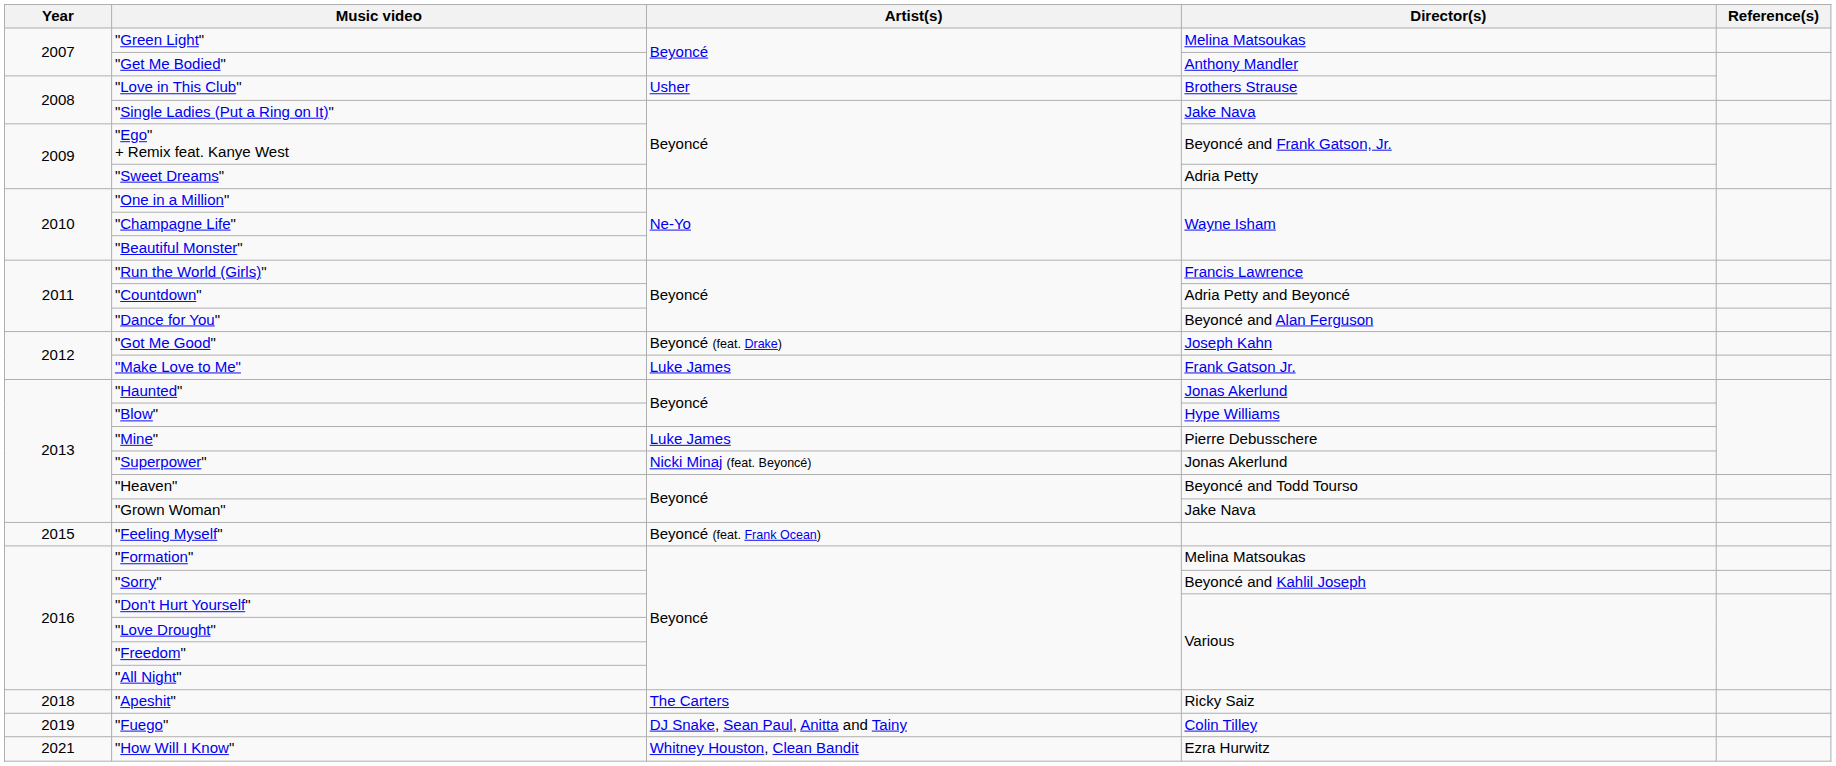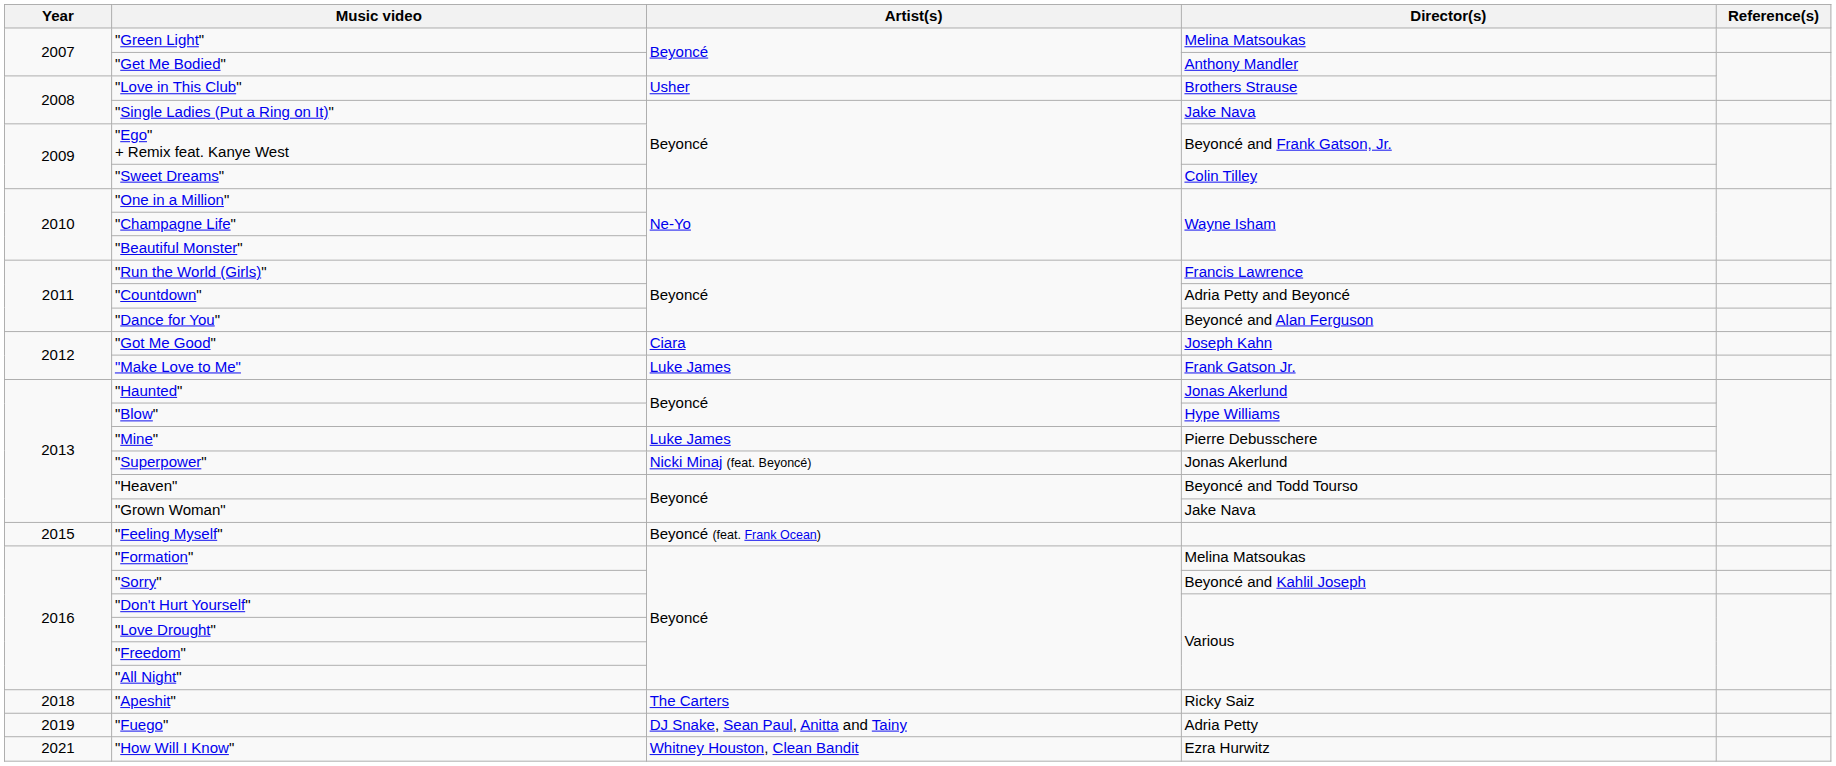(1221, 176) Adria Petty -> (1221, 176) Colin Tilley
(716, 343) Beyoncé (feat. Drake) -> (668, 343) Ciara
(1221, 725) Colin Tilley -> (1221, 725) Adria Petty
